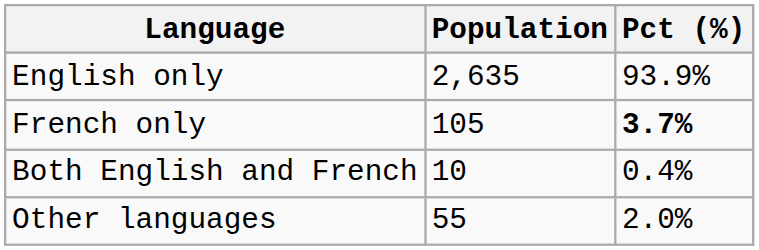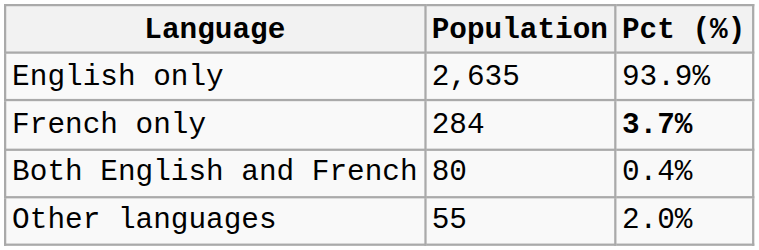(458, 125) 105 -> (458, 125) 284
(449, 173) 10 -> (449, 173) 80
